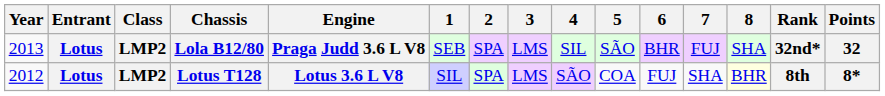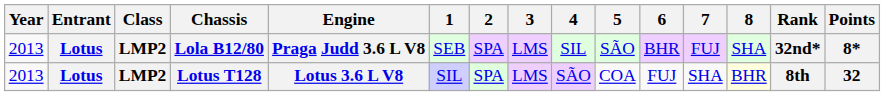(852, 47) 32 -> (852, 47) 8*
(26, 76) 2012 -> (26, 76) 2013
(852, 76) 8* -> (852, 76) 32
